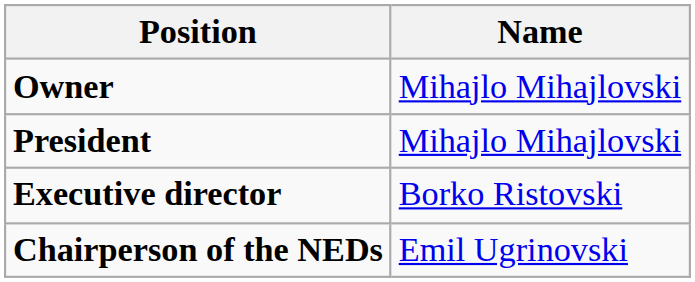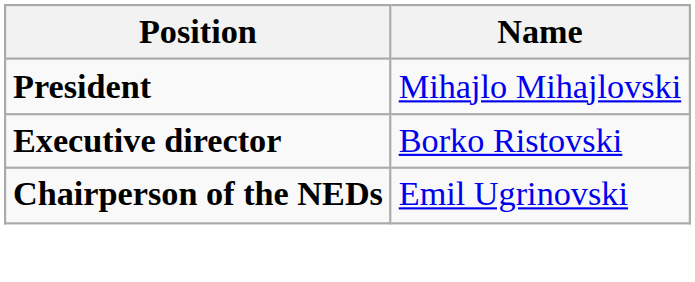- row: (63, 85)
